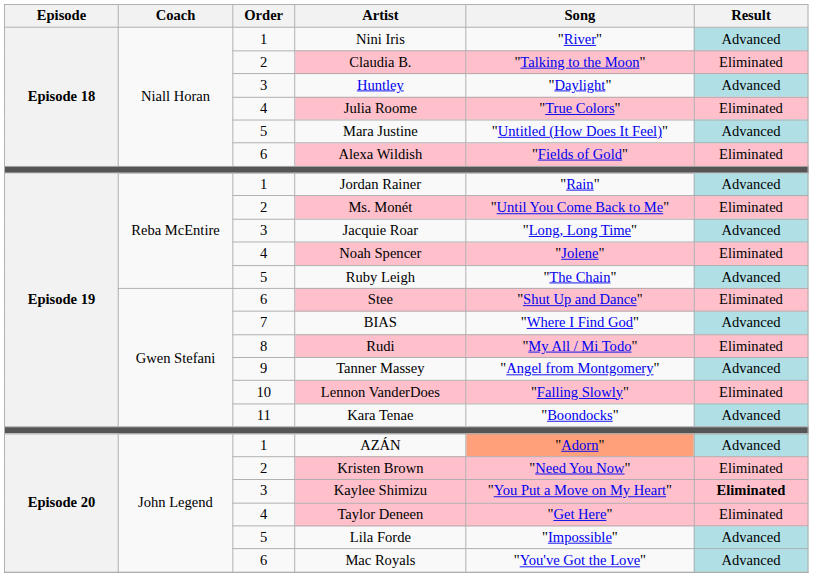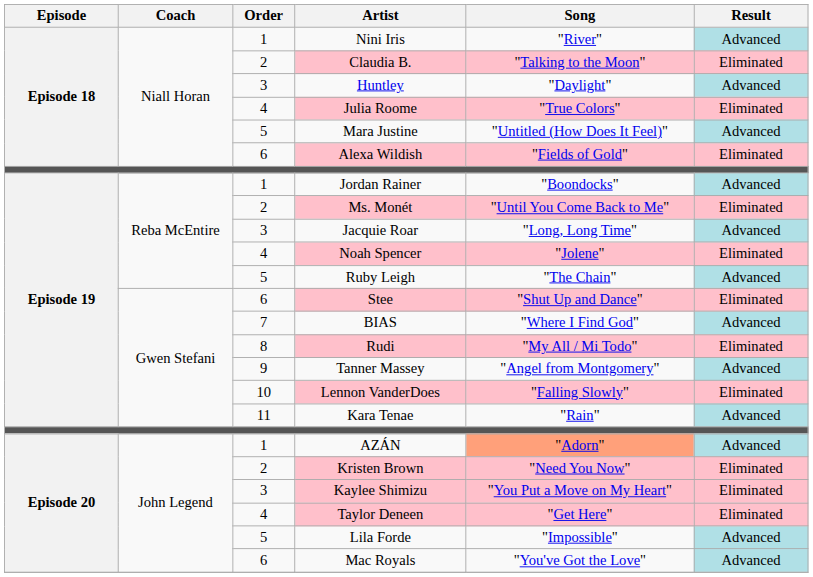(580, 184) "Rain" -> (580, 184) "Boondocks"
(580, 415) "Boondocks" -> (580, 415) "Rain"
(751, 491) bold -> (751, 491) normal
